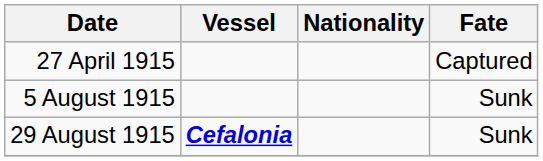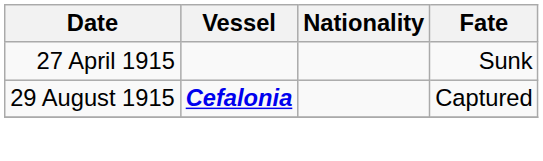(484, 60) Captured -> (506, 60) Sunk
- row: (99, 98)
(506, 135) Sunk -> (484, 98) Captured
